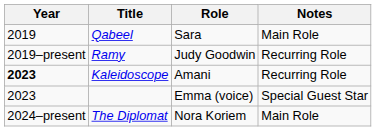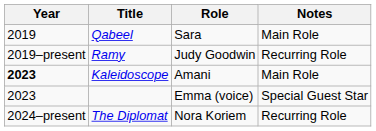(304, 75) Recurring Role -> (290, 75) Main Role
(290, 116) Main Role -> (304, 116) Recurring Role
